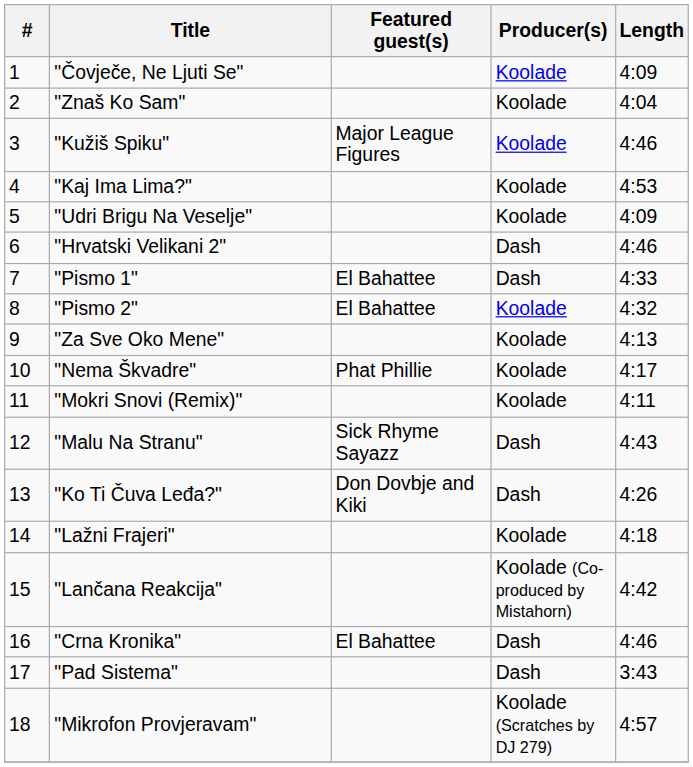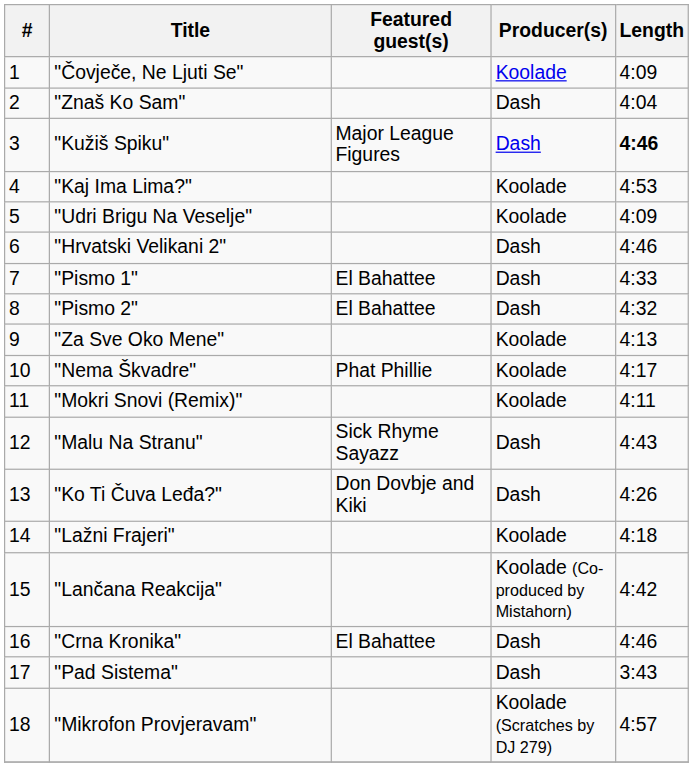(531, 103) Koolade -> (518, 103) Dash
(531, 144) Koolade -> (518, 144) Dash
(638, 144) normal -> (639, 144) bold
(531, 309) Koolade -> (518, 309) Dash
